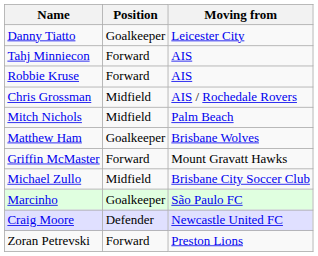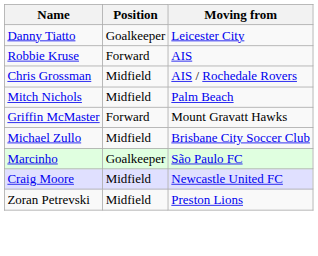- row: (49, 55)
- row: (45, 138)
(130, 220) Defender -> (128, 179) Midfield
(128, 240) Forward -> (128, 199) Midfield
